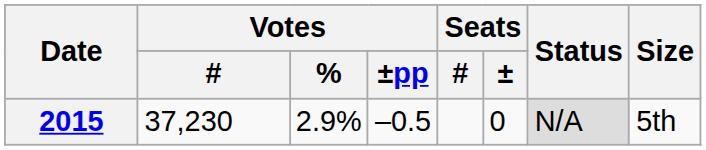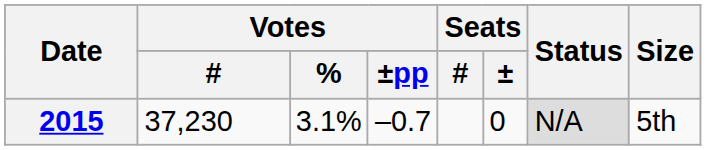(329, 120) 2.9% -> (329, 120) 3.1%
(403, 120) –0.5 -> (403, 120) –0.7
